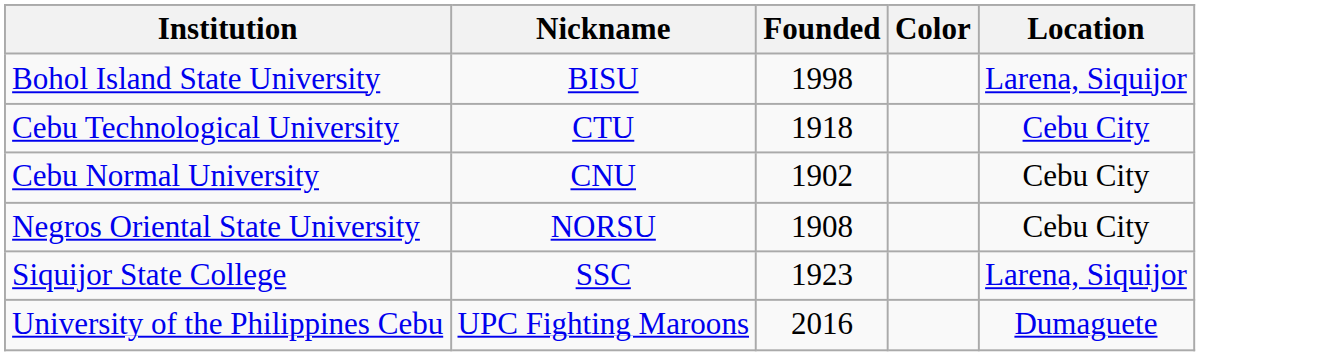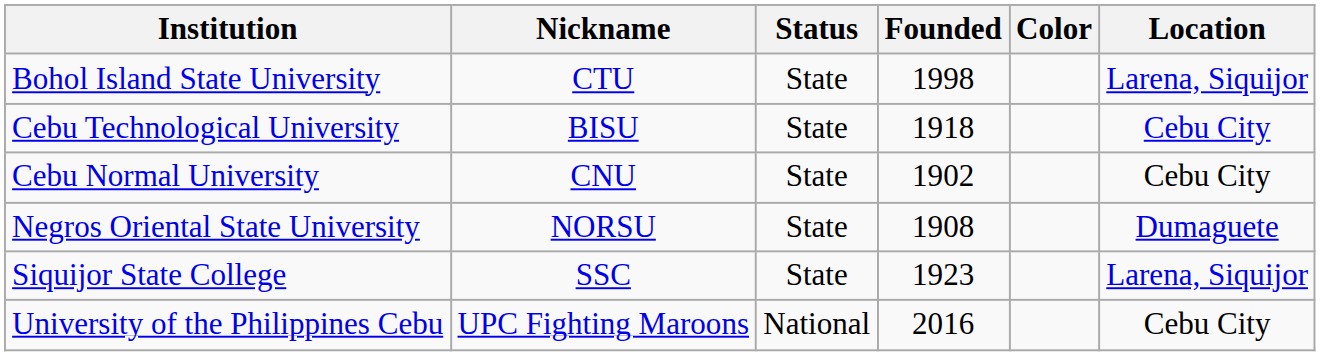+ column: (817, 29)
(603, 78) BISU -> (603, 78) CTU
(603, 127) CTU -> (603, 127) BISU
(1086, 226) Cebu City -> (1207, 226) Dumaguete
(1086, 324) Dumaguete -> (1207, 324) Cebu City
